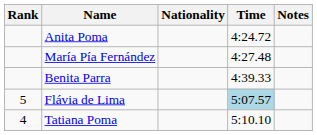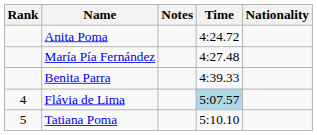columns swapped: (193, 15) <-> (293, 15)
(23, 99) 5 -> (23, 99) 4
(23, 120) 4 -> (23, 120) 5
